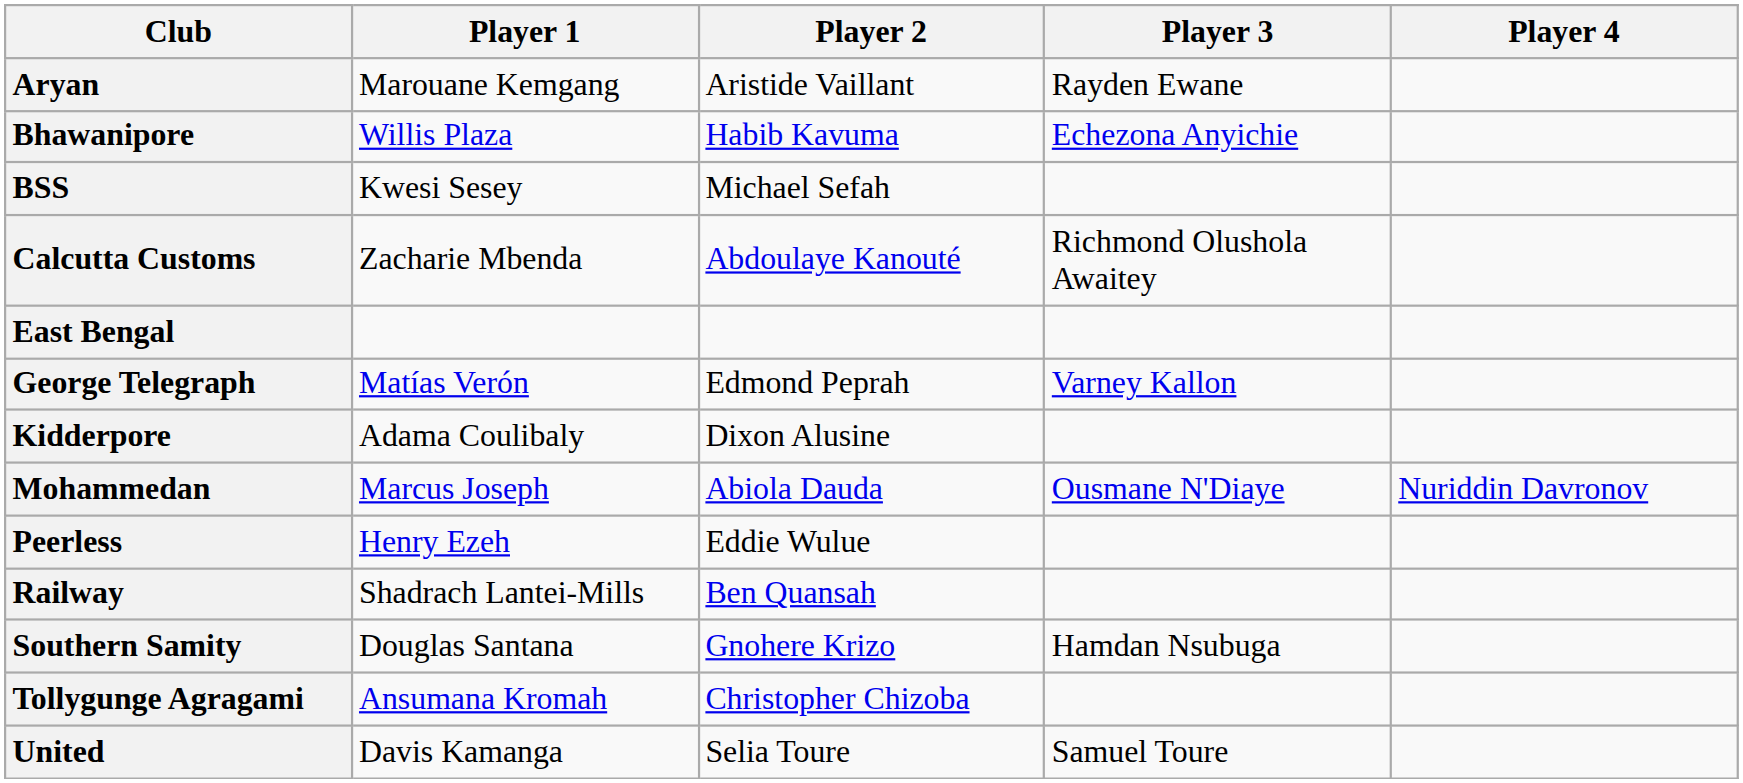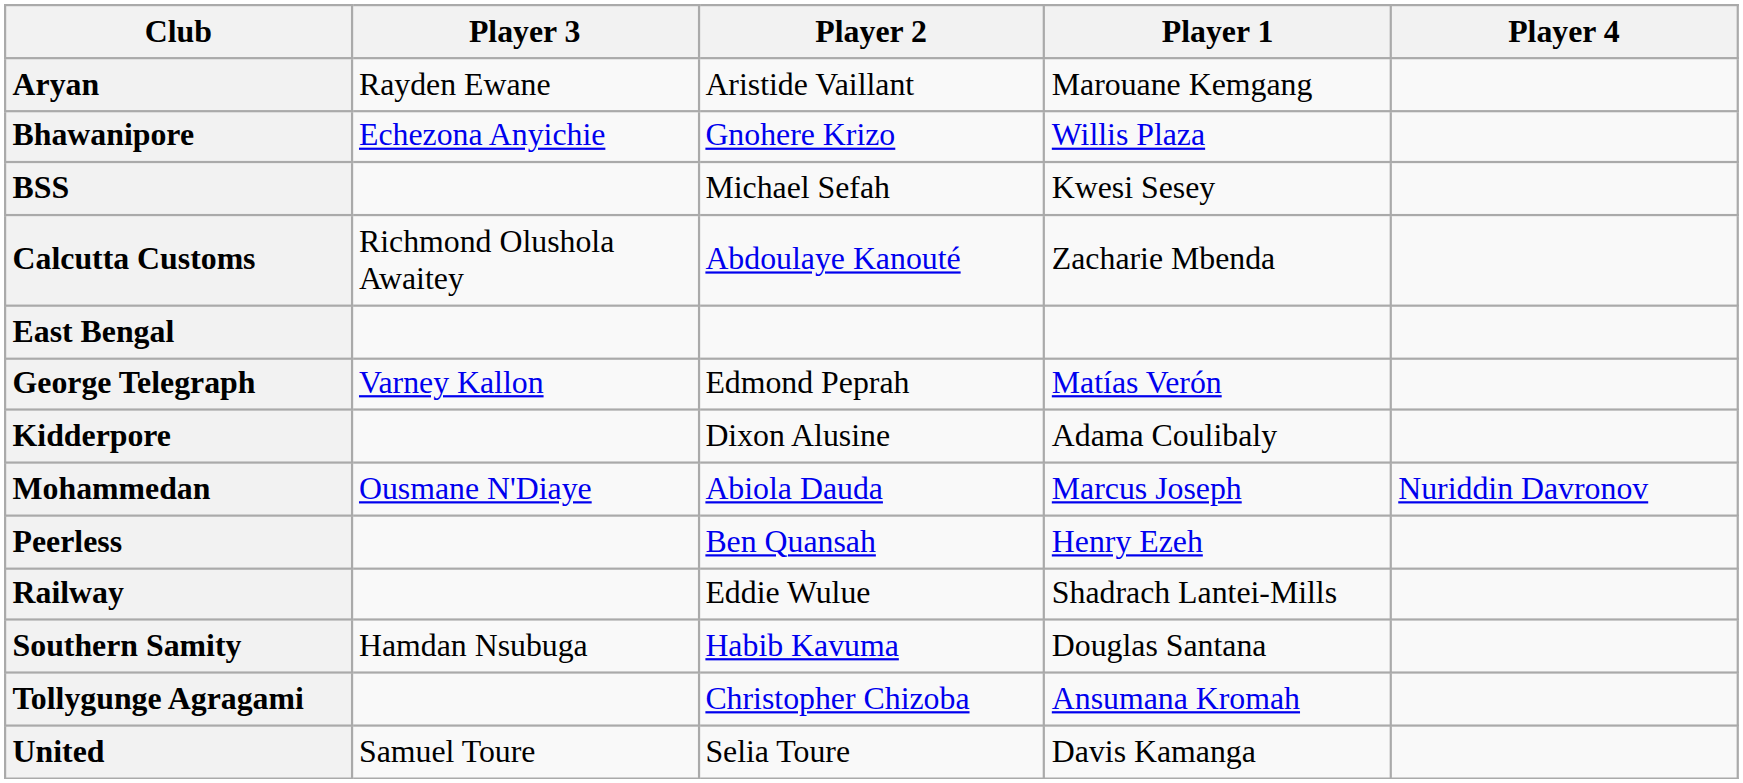columns swapped: (525, 31) <-> (1218, 31)
(802, 136) Habib Kavuma -> (800, 136) Gnohere Krizo
(788, 541) Eddie Wulue -> (791, 541) Ben Quansah
(791, 593) Ben Quansah -> (788, 593) Eddie Wulue
(800, 646) Gnohere Krizo -> (802, 646) Habib Kavuma
